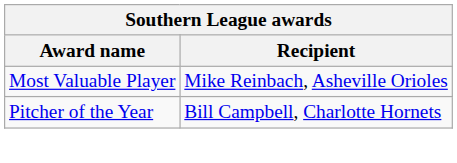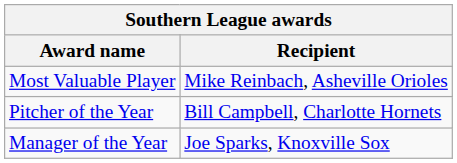+ row: (88, 142)
